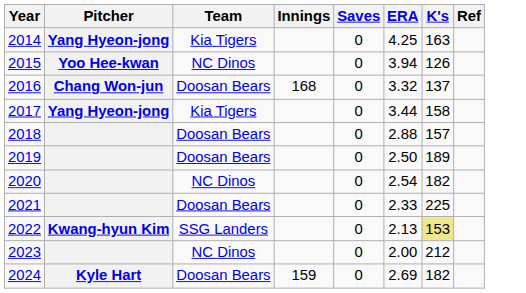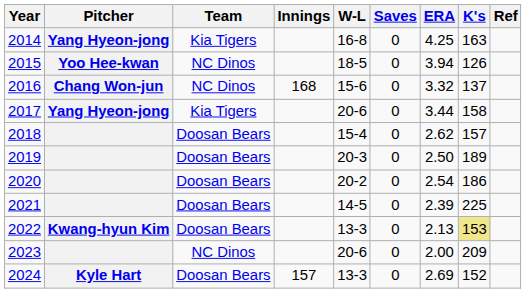+ column: (352, 16)
(223, 87) Doosan Bears -> (223, 87) NC Dinos
(403, 134) 2.88 -> (439, 134) 2.62
(223, 181) NC Dinos -> (223, 181) Doosan Bears
(438, 181) 182 -> (474, 181) 186
(403, 205) 2.33 -> (439, 205) 2.39
(223, 228) SSG Landers -> (223, 228) Doosan Bears
(438, 252) 212 -> (474, 252) 209
(304, 275) 159 -> (304, 275) 157
(438, 275) 182 -> (474, 275) 152
